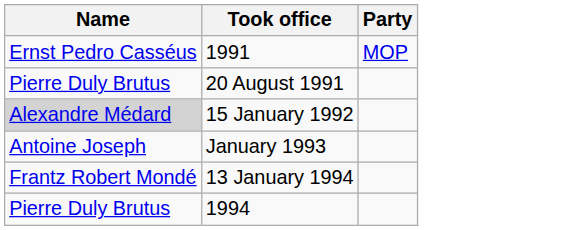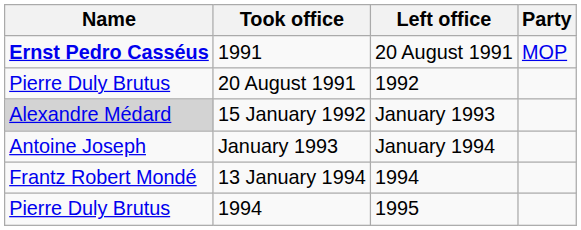+ column: (444, 20)
(103, 51) normal -> (109, 51) bold
